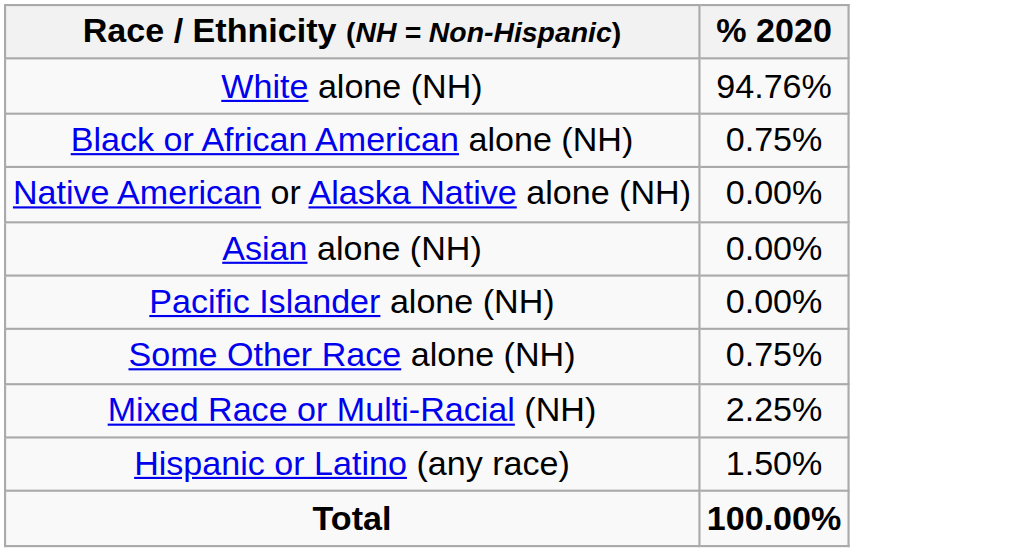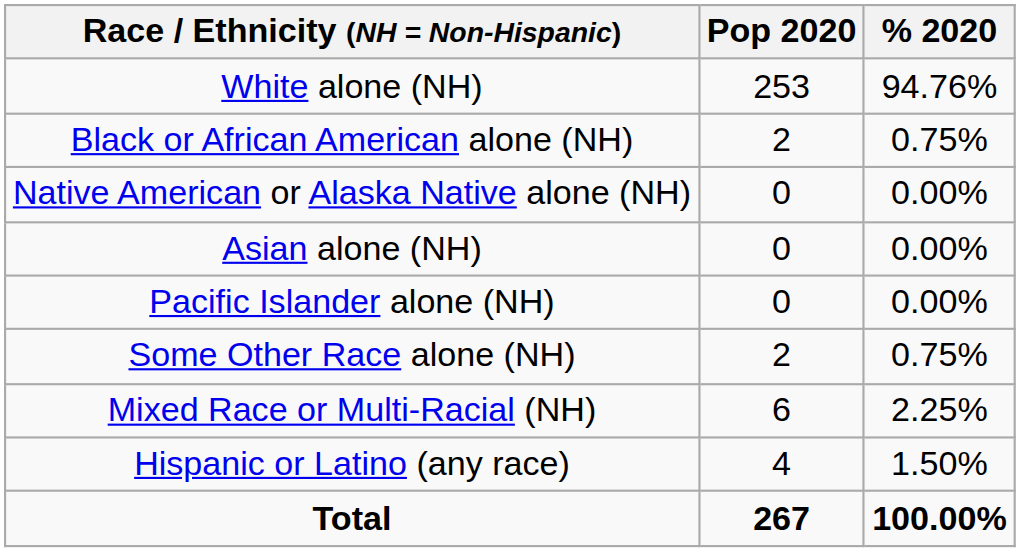+ column: (782, 31)
